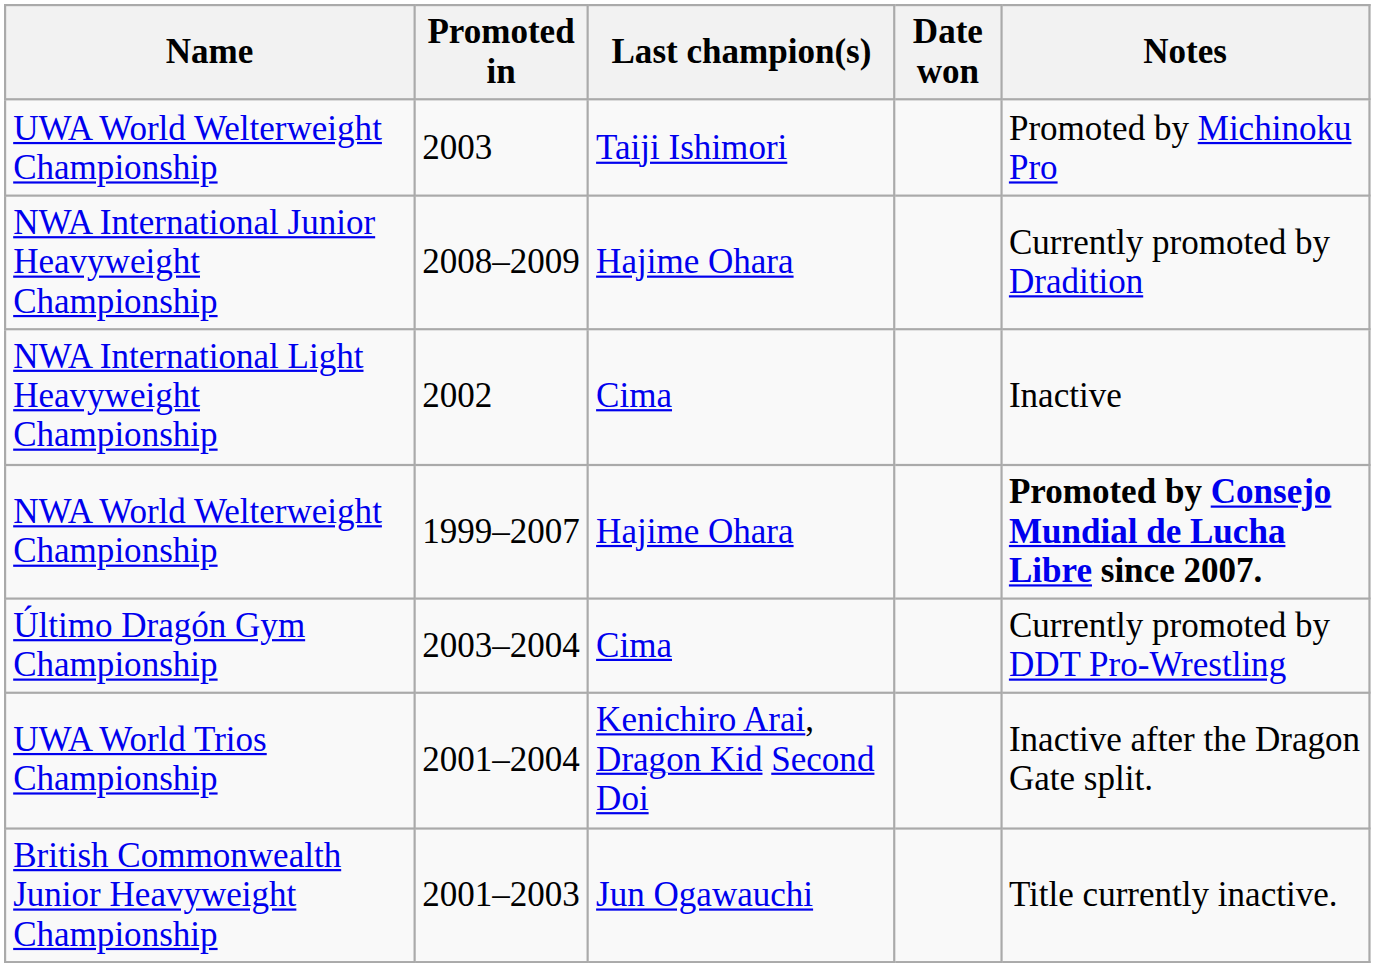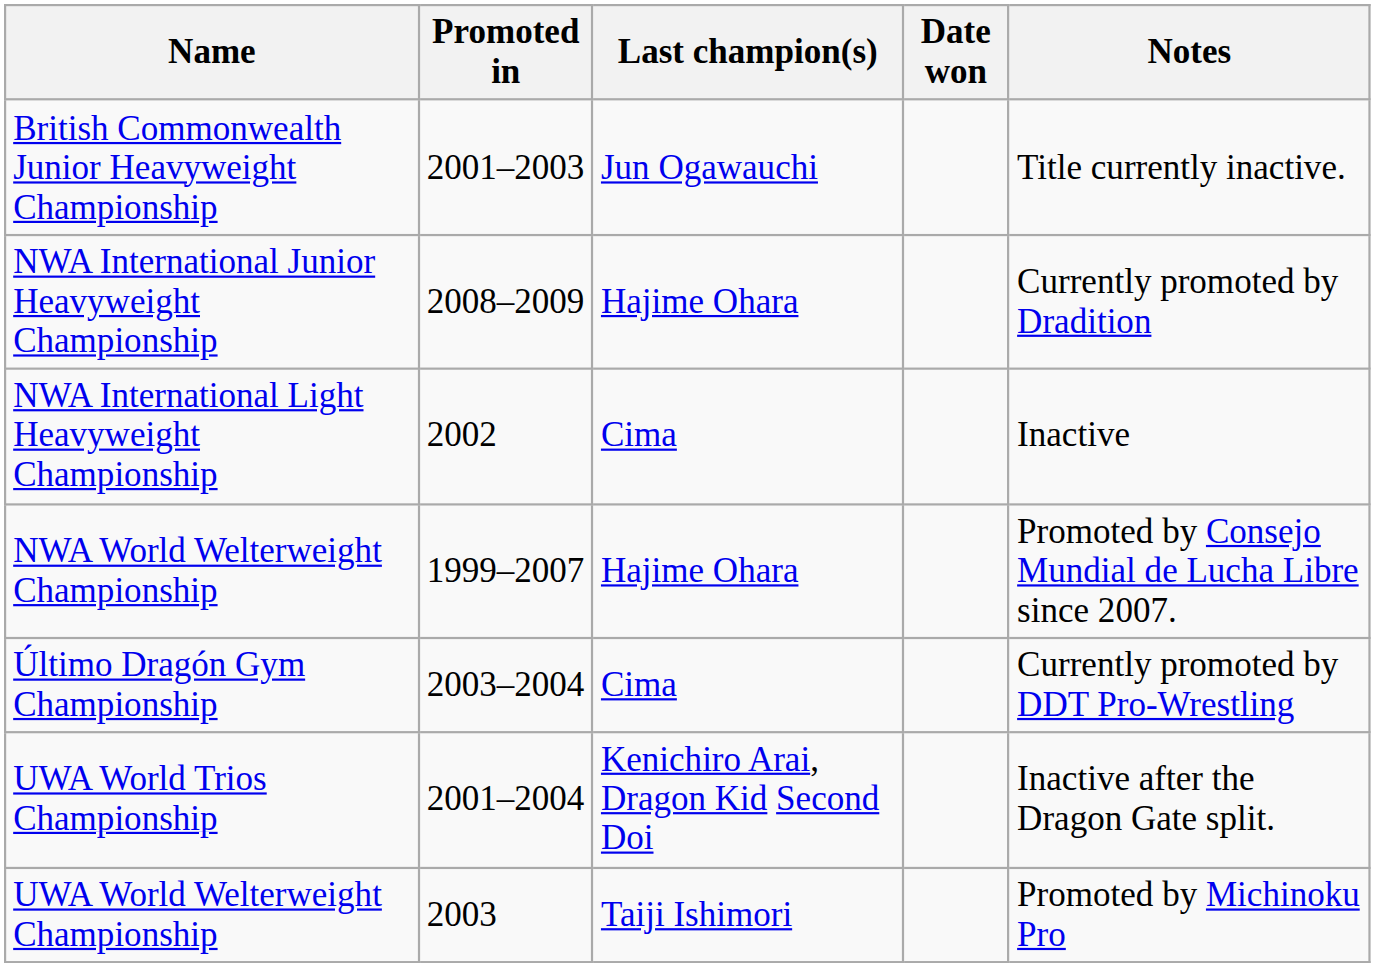rows swapped: (177, 894) <-> (198, 146)
(1170, 530) bold -> (1188, 569) normal
